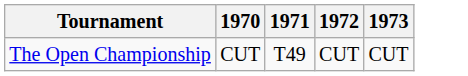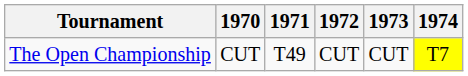+ column: (438, 21)
